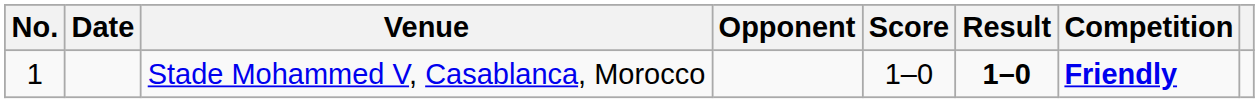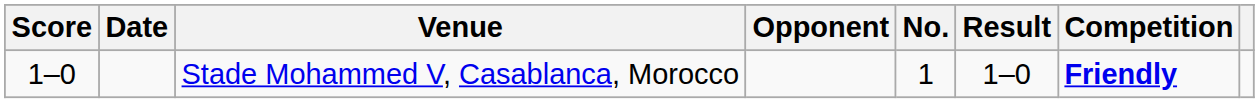columns swapped: (35, 27) <-> (909, 27)
(1007, 73) bold -> (1007, 73) normal
